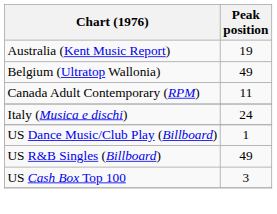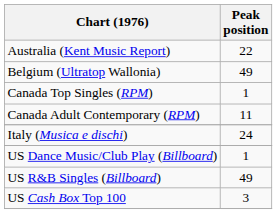(246, 51) 19 -> (246, 51) 22
+ row: (80, 93)
